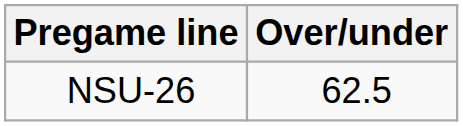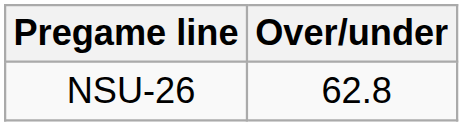(352, 90) 62.5 -> (352, 90) 62.8
